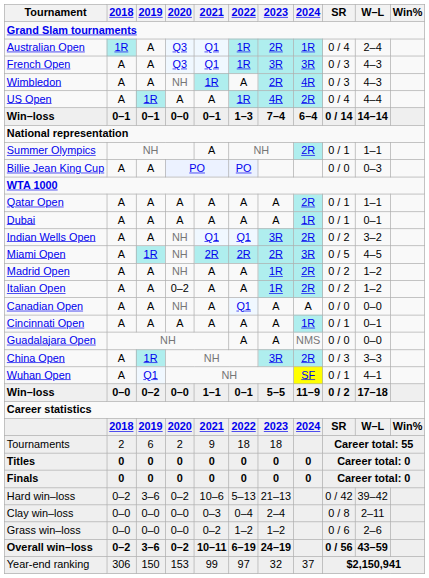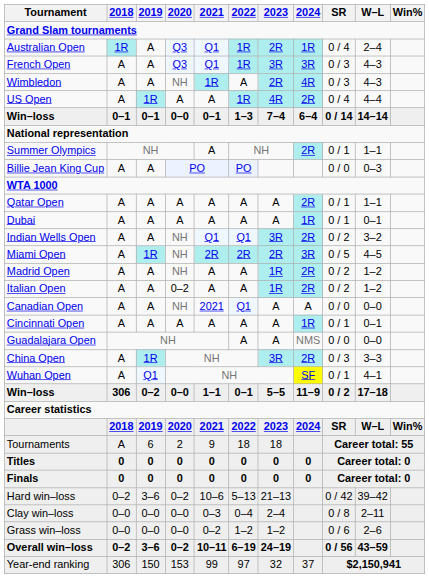(212, 306) A -> (212, 306) 2021
(121, 392) 0–0 -> (121, 392) 306
(121, 444) 2 -> (121, 444) A
